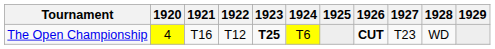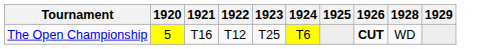- column: (405, 15)
(167, 35) 4 -> (167, 35) 5
(269, 35) bold -> (269, 35) normal
